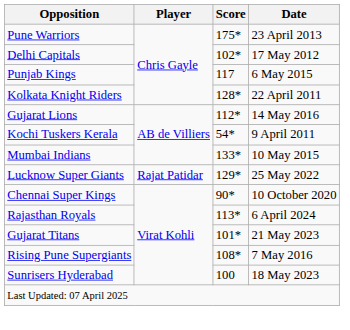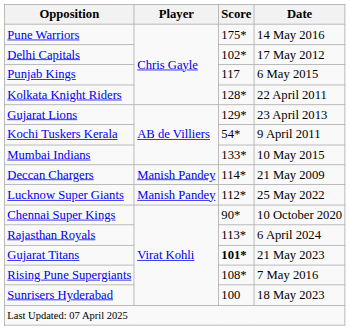(287, 34) 23 April 2013 -> (291, 34) 14 May 2016
(228, 114) 112* -> (234, 114) 129*
(285, 114) 14 May 2016 -> (292, 114) 23 April 2013
+ row: (51, 174)
(170, 174) Rajat Patidar -> (176, 194) Manish Pandey
(228, 174) 129* -> (234, 194) 112*
(228, 235) normal -> (234, 255) bold
